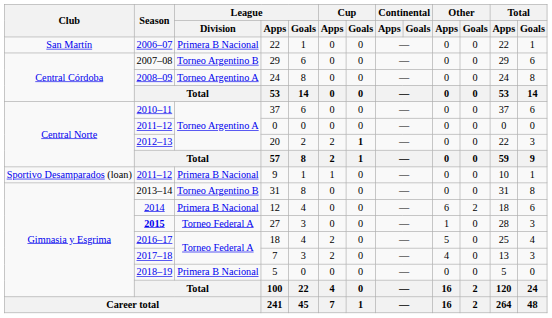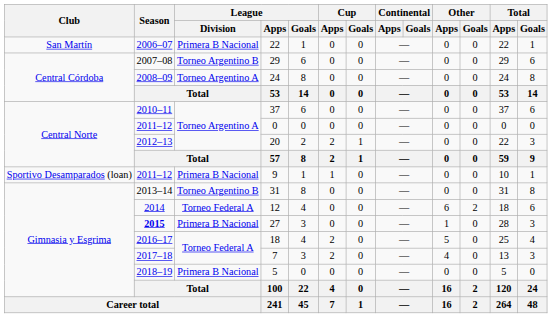(361, 142) bold -> (361, 142) normal
(218, 207) Primera B Nacional -> (218, 207) Torneo Federal A
(218, 223) Torneo Federal A -> (218, 223) Primera B Nacional
